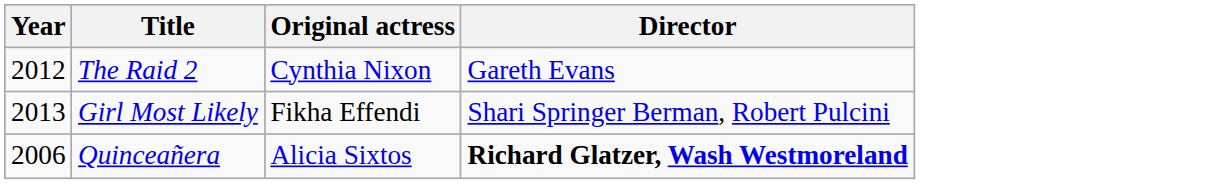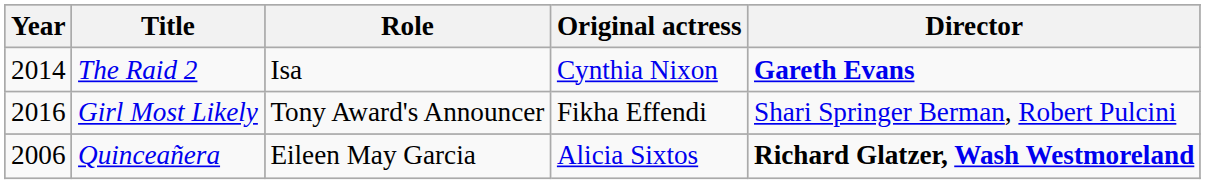+ column: (407, 26)
(38, 69) 2012 -> (38, 69) 2014
(541, 69) normal -> (834, 69) bold
(38, 112) 2013 -> (38, 112) 2016
